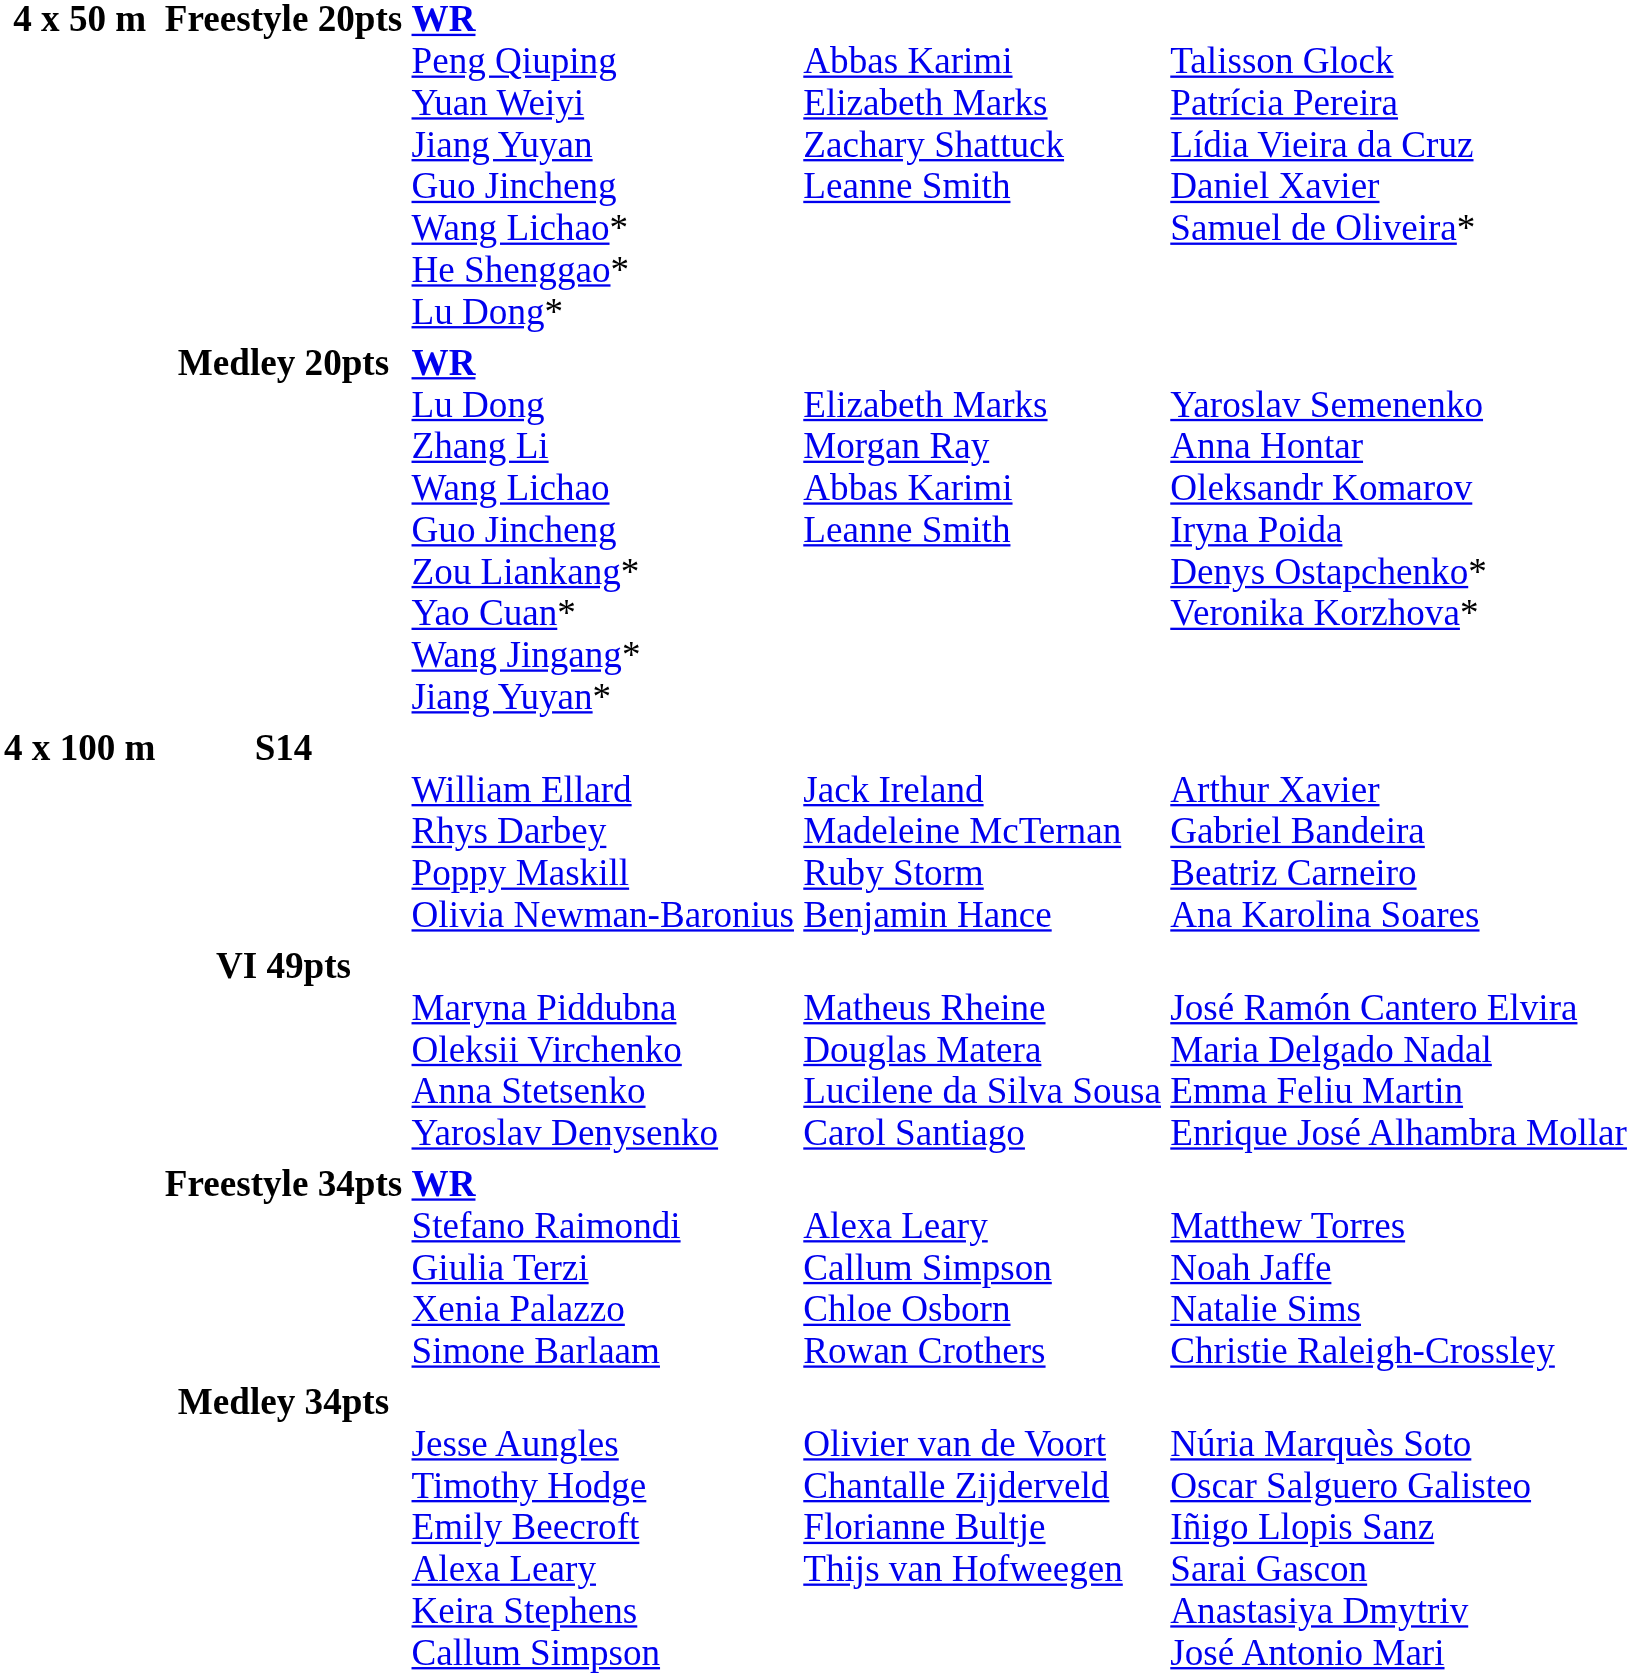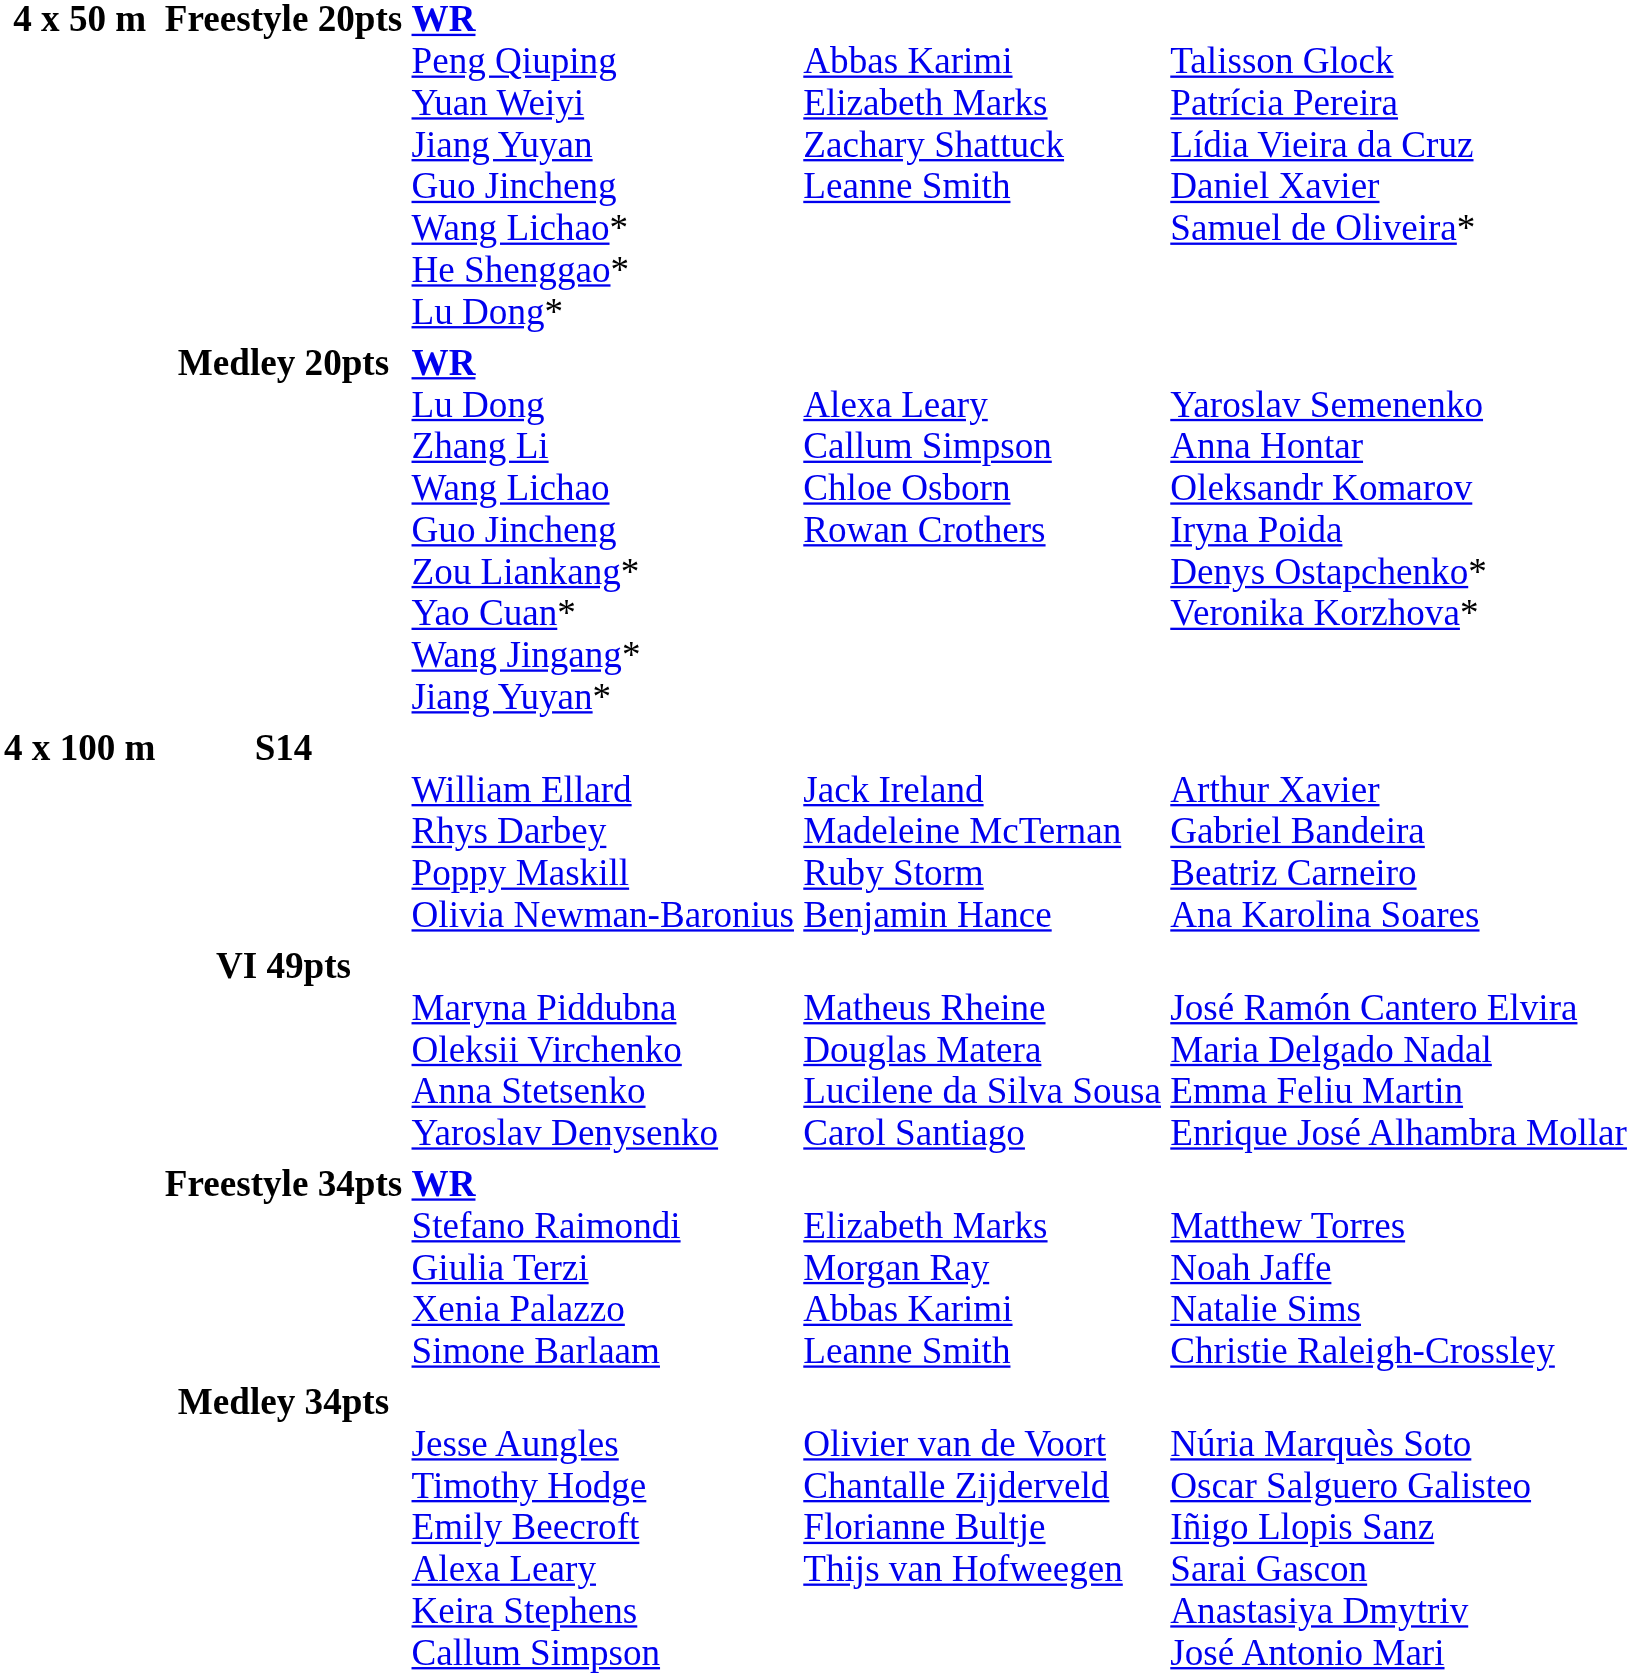(925, 466) Elizabeth Marks Morgan Ray Abbas Karimi Leanne Smith -> (928, 466) Alexa Leary Callum Simpson Chloe Osborn Rowan Crothers
(928, 1288) Alexa Leary Callum Simpson Chloe Osborn Rowan Crothers -> (925, 1288) Elizabeth Marks Morgan Ray Abbas Karimi Leanne Smith
